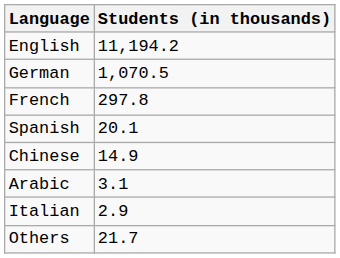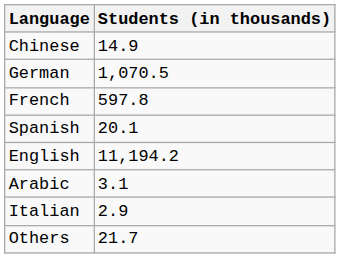rows swapped: (44, 46) <-> (44, 156)
(123, 101) 297.8 -> (123, 101) 597.8
